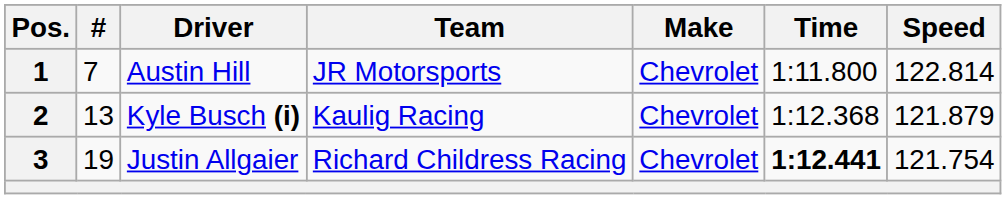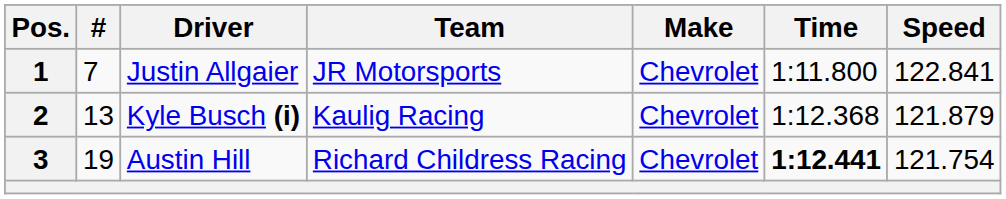(189, 71) Austin Hill -> (213, 71) Justin Allgaier
(944, 71) 122.814 -> (944, 71) 122.841
(213, 159) Justin Allgaier -> (189, 159) Austin Hill
